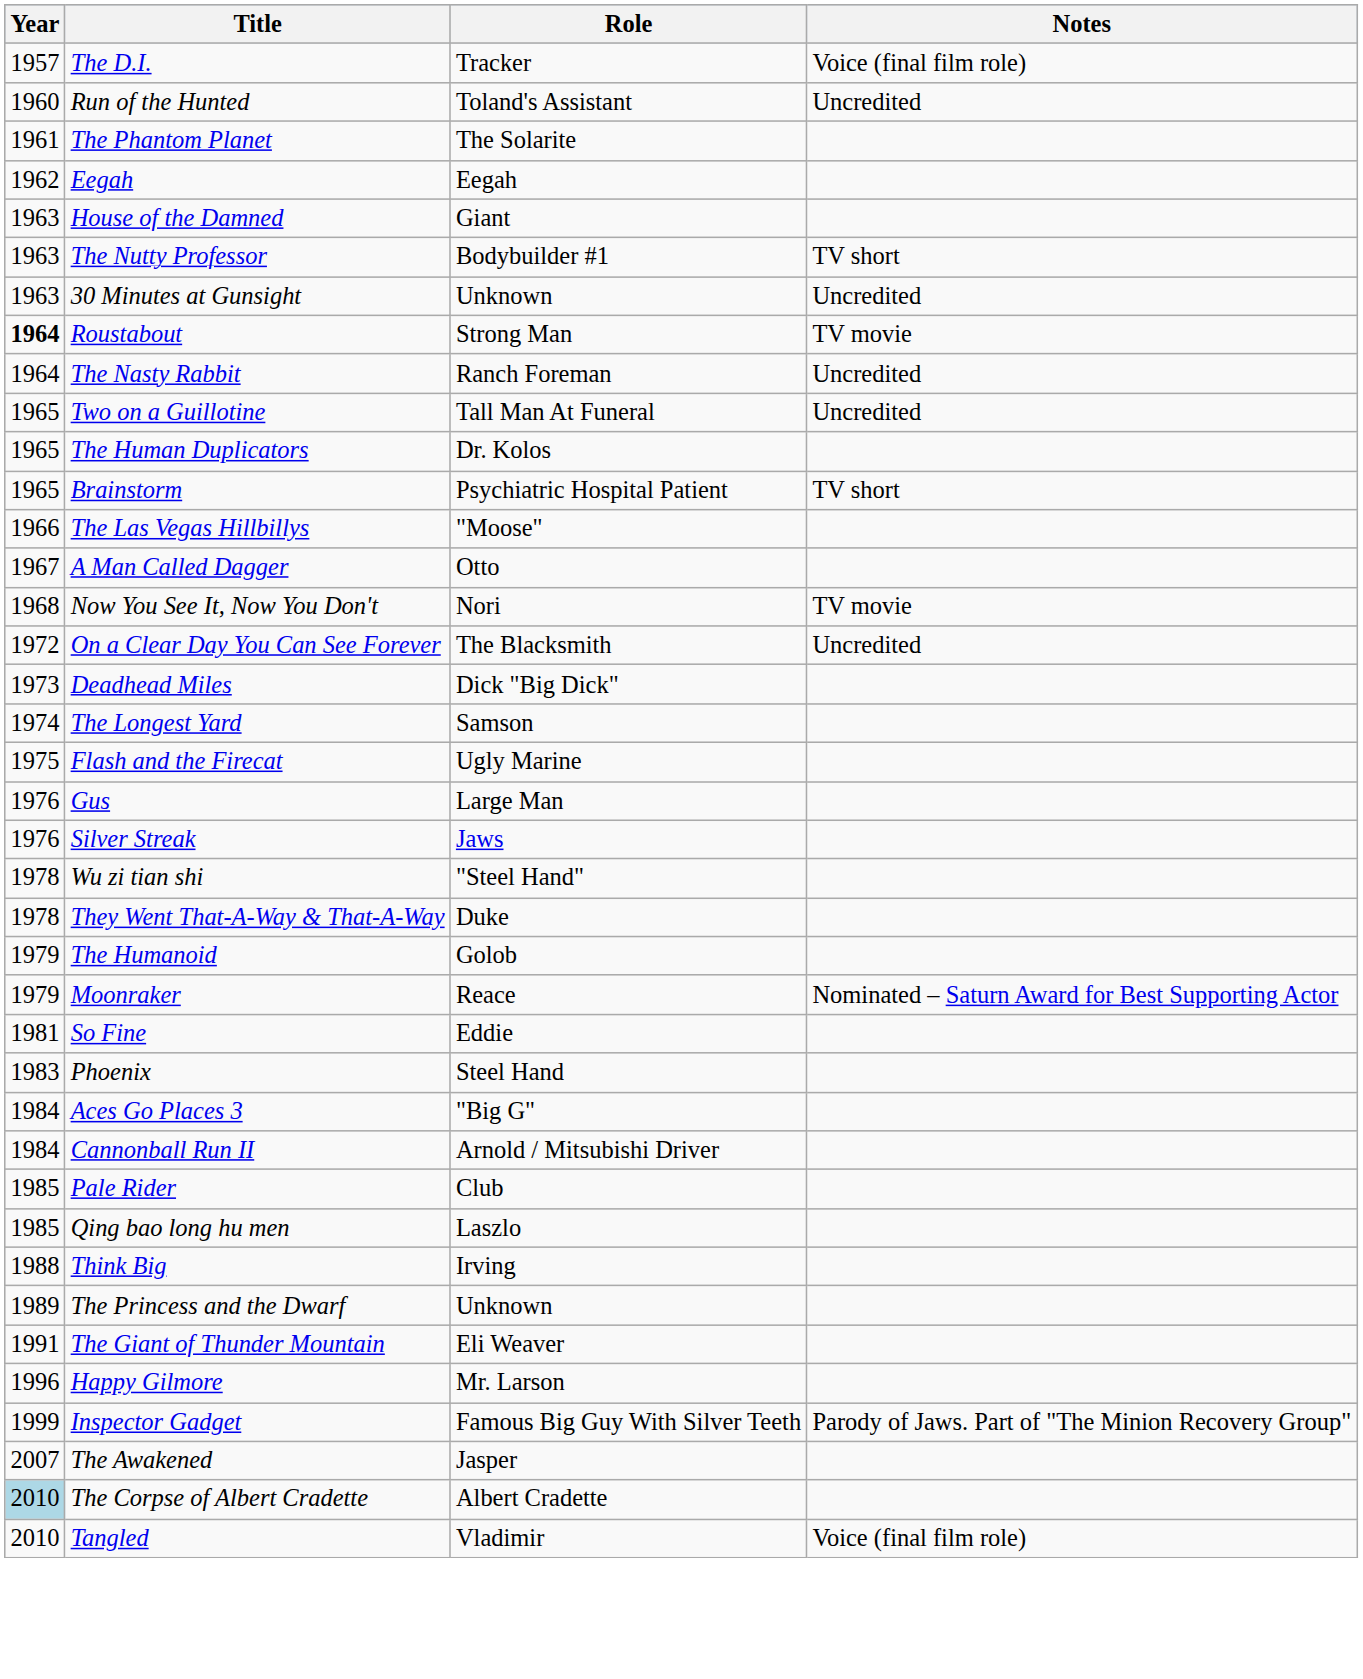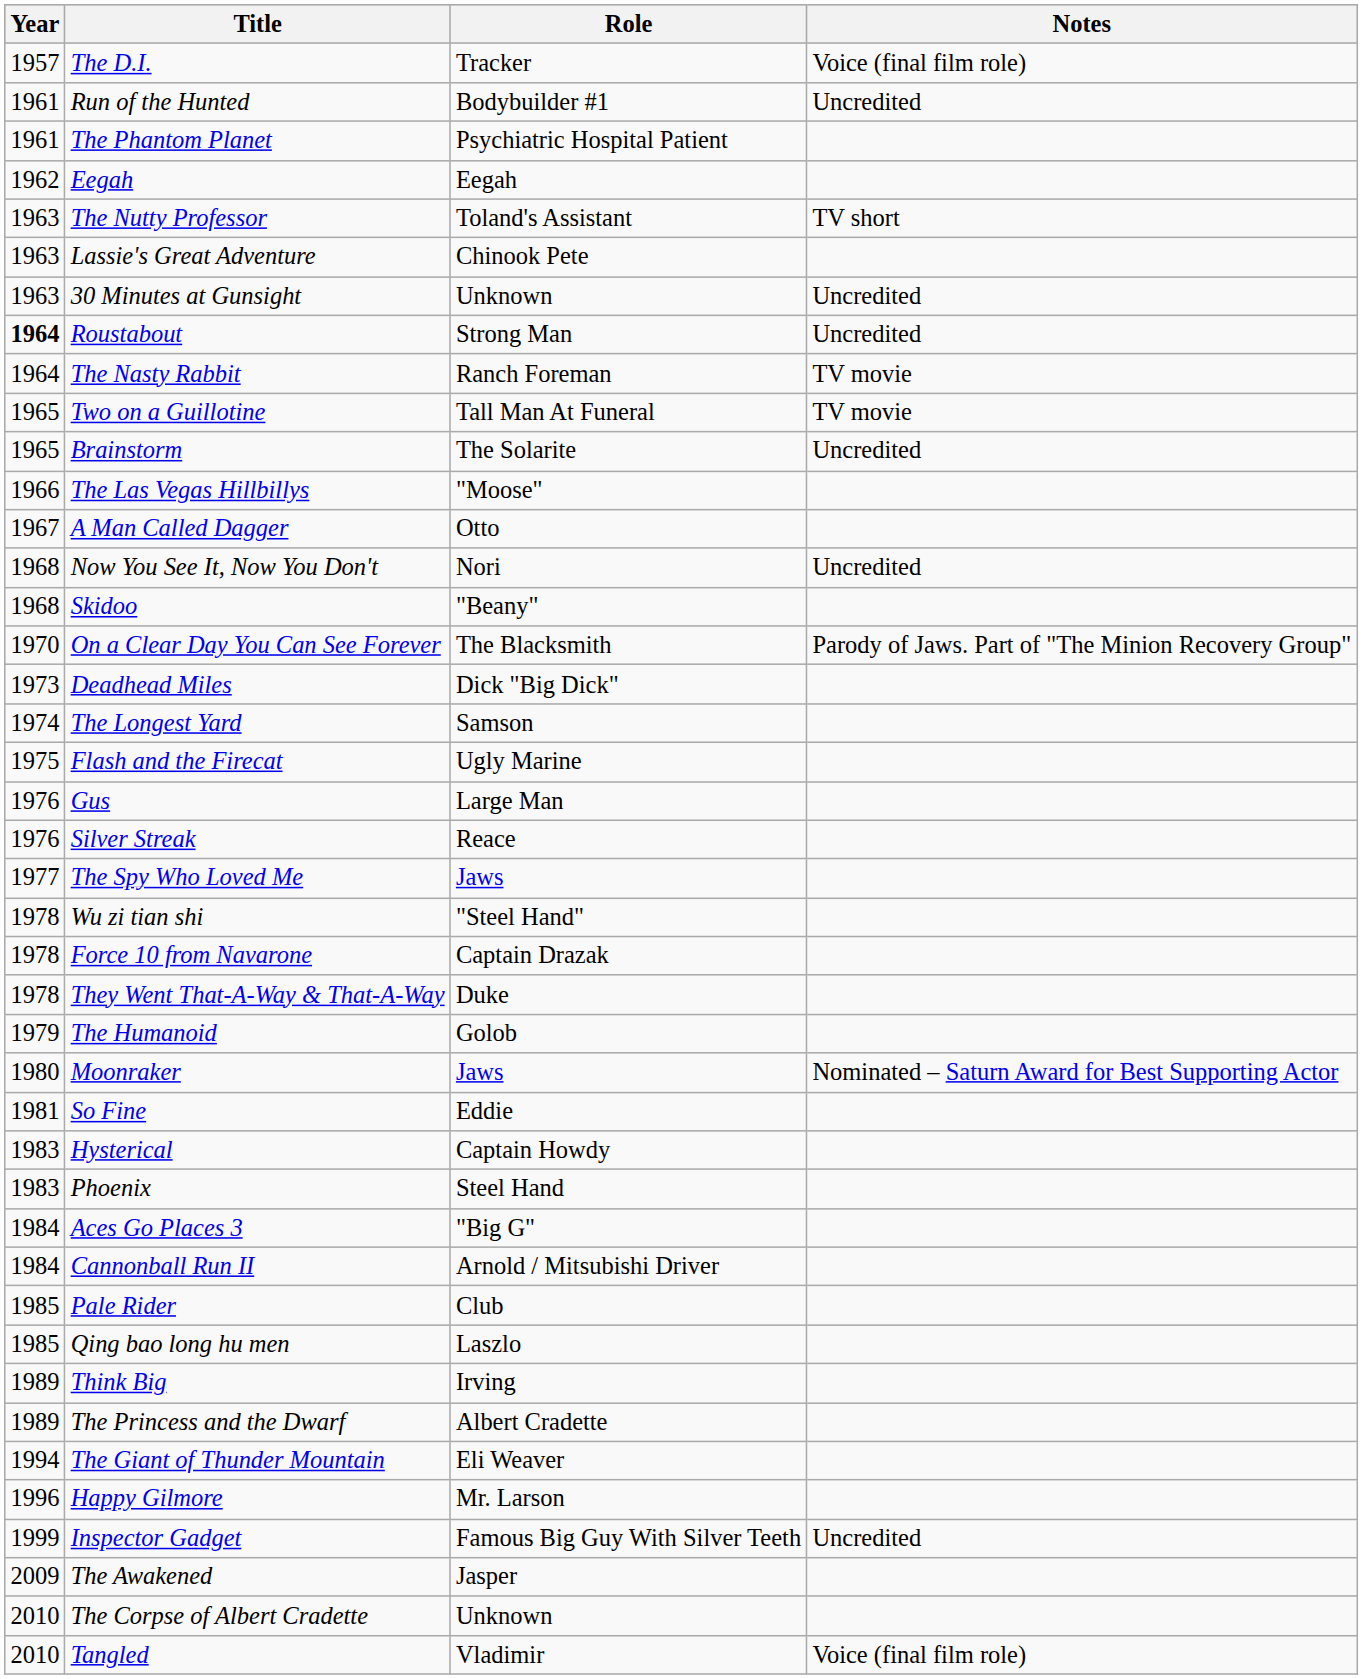(35, 101) 1960 -> (35, 101) 1961
(544, 101) Toland's Assistant -> (532, 101) Bodybuilder #1
(516, 140) The Solarite -> (592, 140) Psychiatric Hospital Patient
- row: (177, 218)
(532, 256) Bodybuilder #1 -> (544, 218) Toland's Assistant
+ row: (193, 256)
(862, 334) TV movie -> (867, 334) Uncredited
(867, 373) Uncredited -> (862, 373) TV movie
(867, 412) Uncredited -> (862, 412) TV movie
- row: (190, 450)
(592, 489) Psychiatric Hospital Patient -> (516, 450) The Solarite
(856, 489) TV short -> (867, 450) Uncredited
(862, 606) TV movie -> (867, 567) Uncredited
+ row: (104, 606)
(35, 645) 1972 -> (35, 645) 1970
(867, 645) Uncredited -> (1082, 645) Parody of Jaws. Part of "The Minion Recovery Group"
(480, 839) Jaws -> (486, 839) Reace
+ row: (187, 878)
+ row: (191, 955)
(35, 994) 1979 -> (35, 1072) 1980
(486, 994) Reace -> (480, 1072) Jaws
+ row: (122, 1149)
(35, 1266) 1988 -> (35, 1382) 1989
(504, 1305) Unknown -> (532, 1421) Albert Cradette
(35, 1343) 1991 -> (35, 1460) 1994
(1082, 1421) Parody of Jaws. Part of "The Minion Recovery Group" -> (867, 1538) Uncredited
(35, 1460) 2007 -> (35, 1576) 2009
(35, 1499) lightblue background -> (35, 1615) no background
(532, 1499) Albert Cradette -> (504, 1615) Unknown
